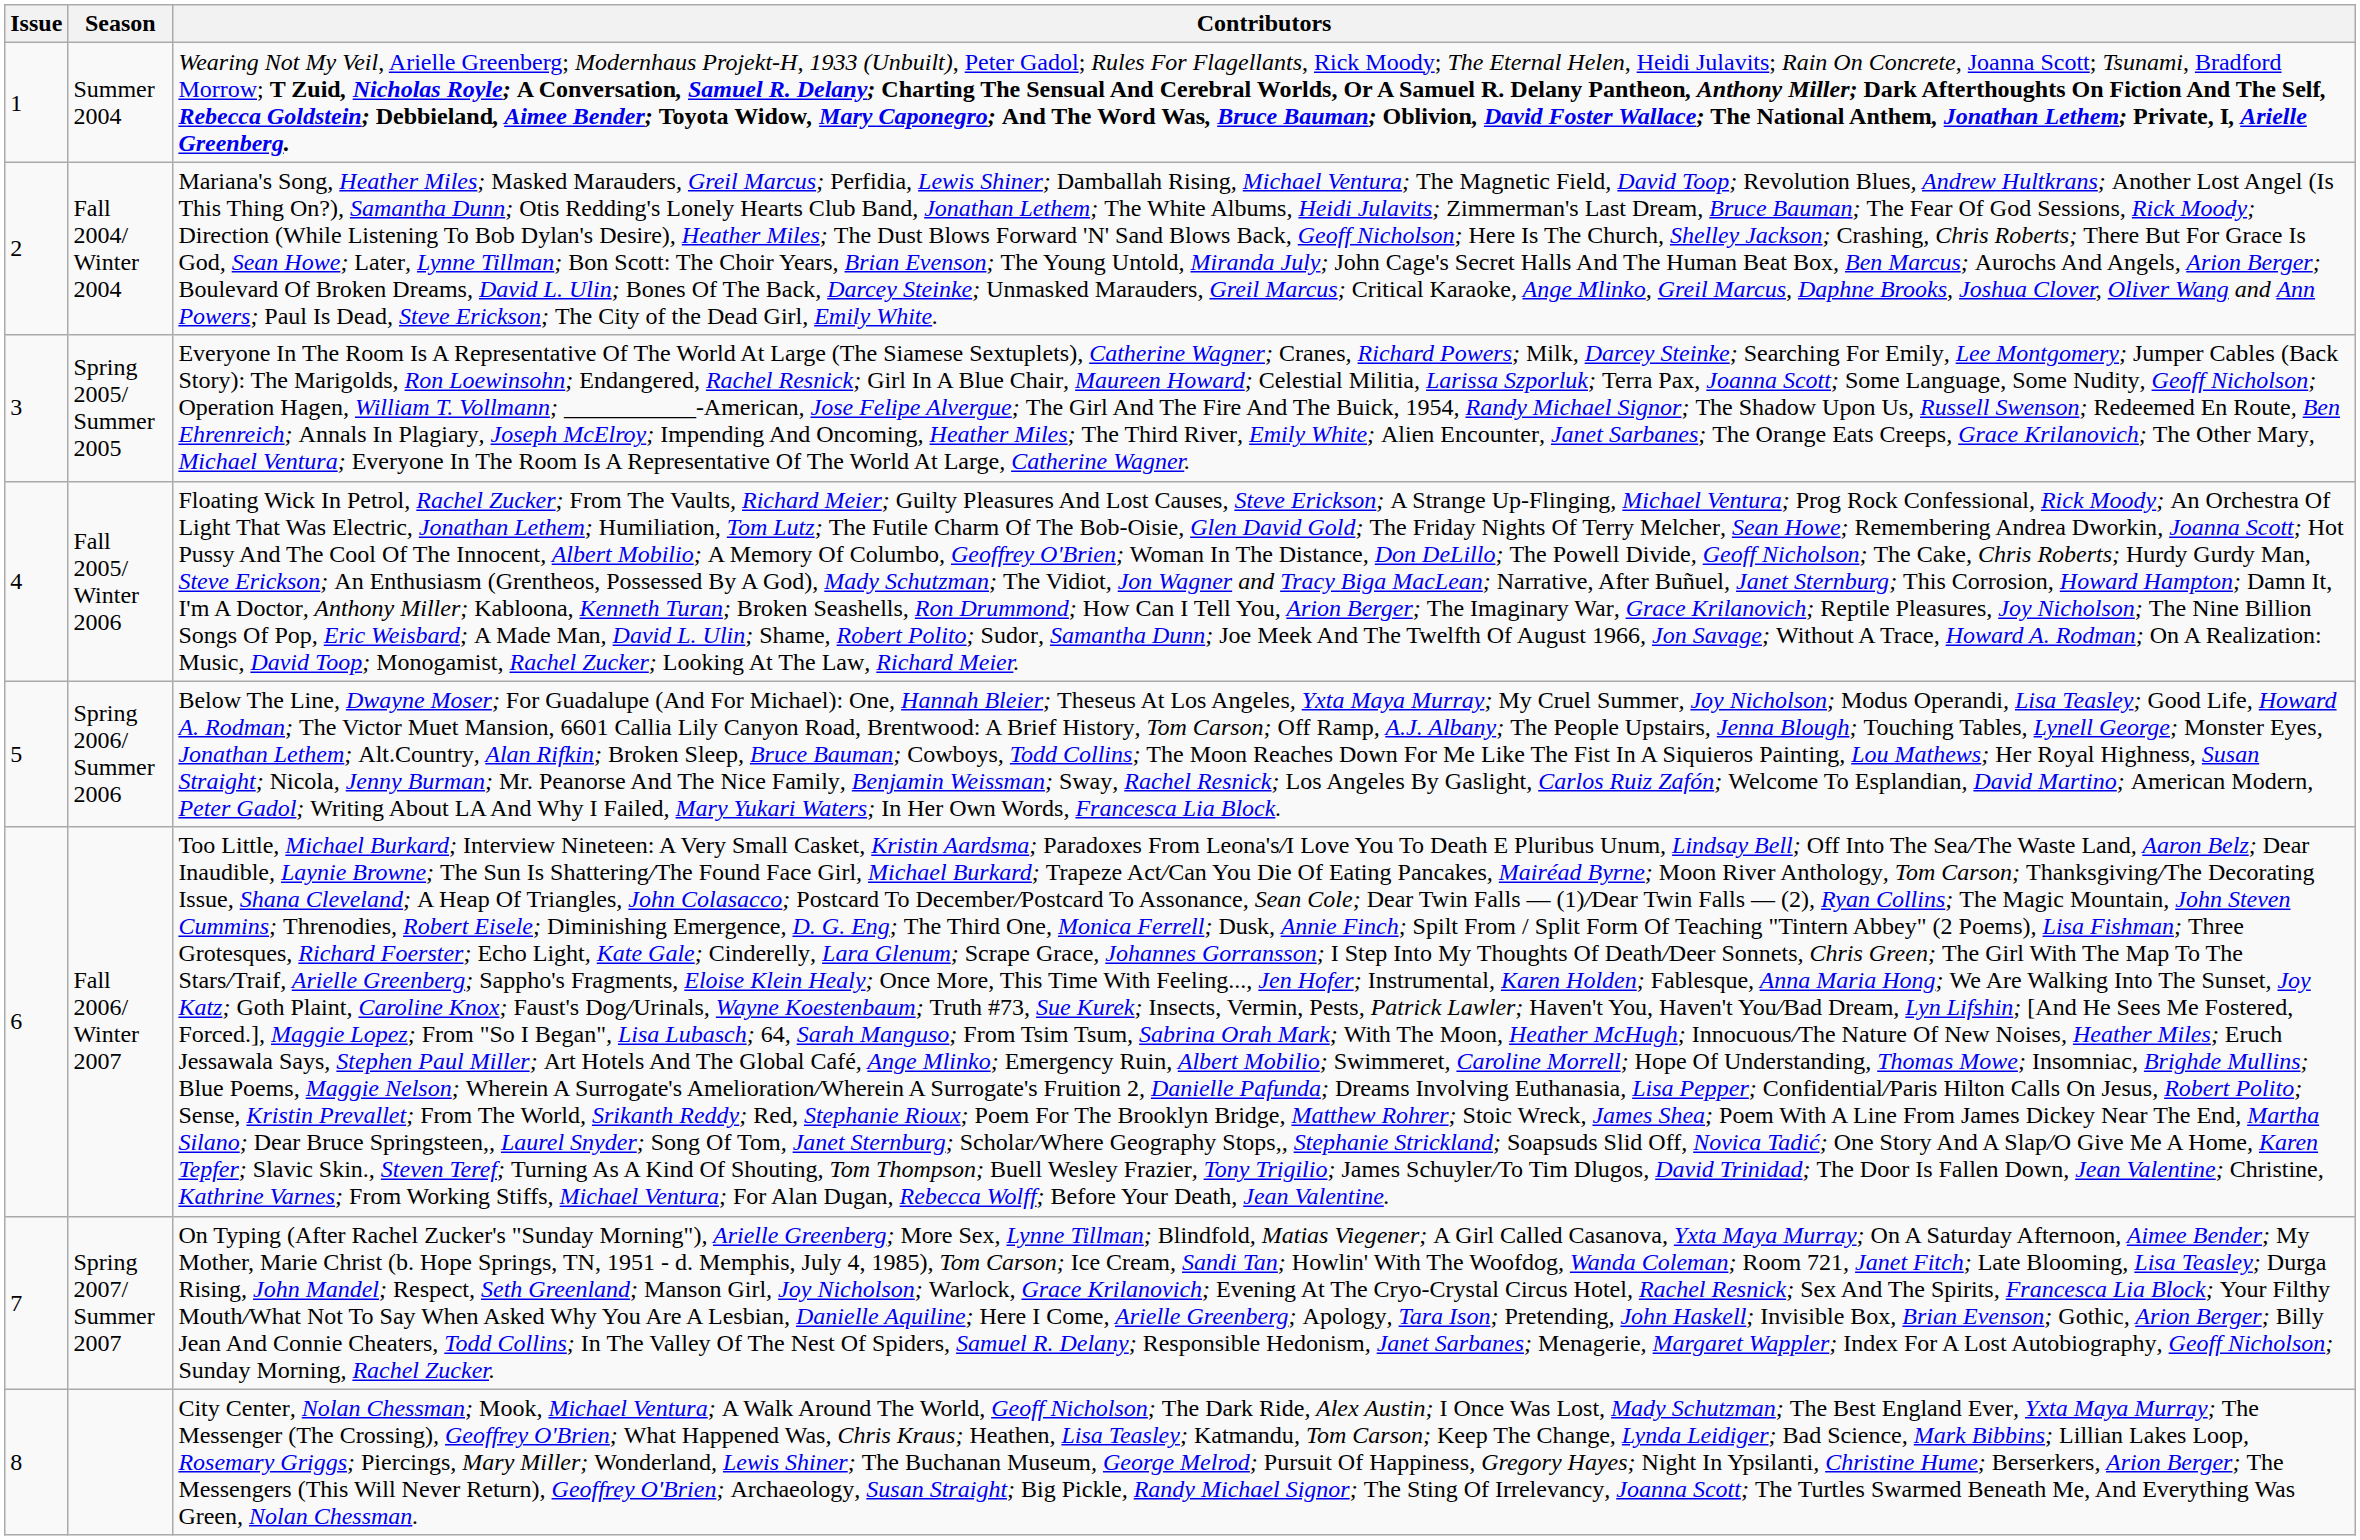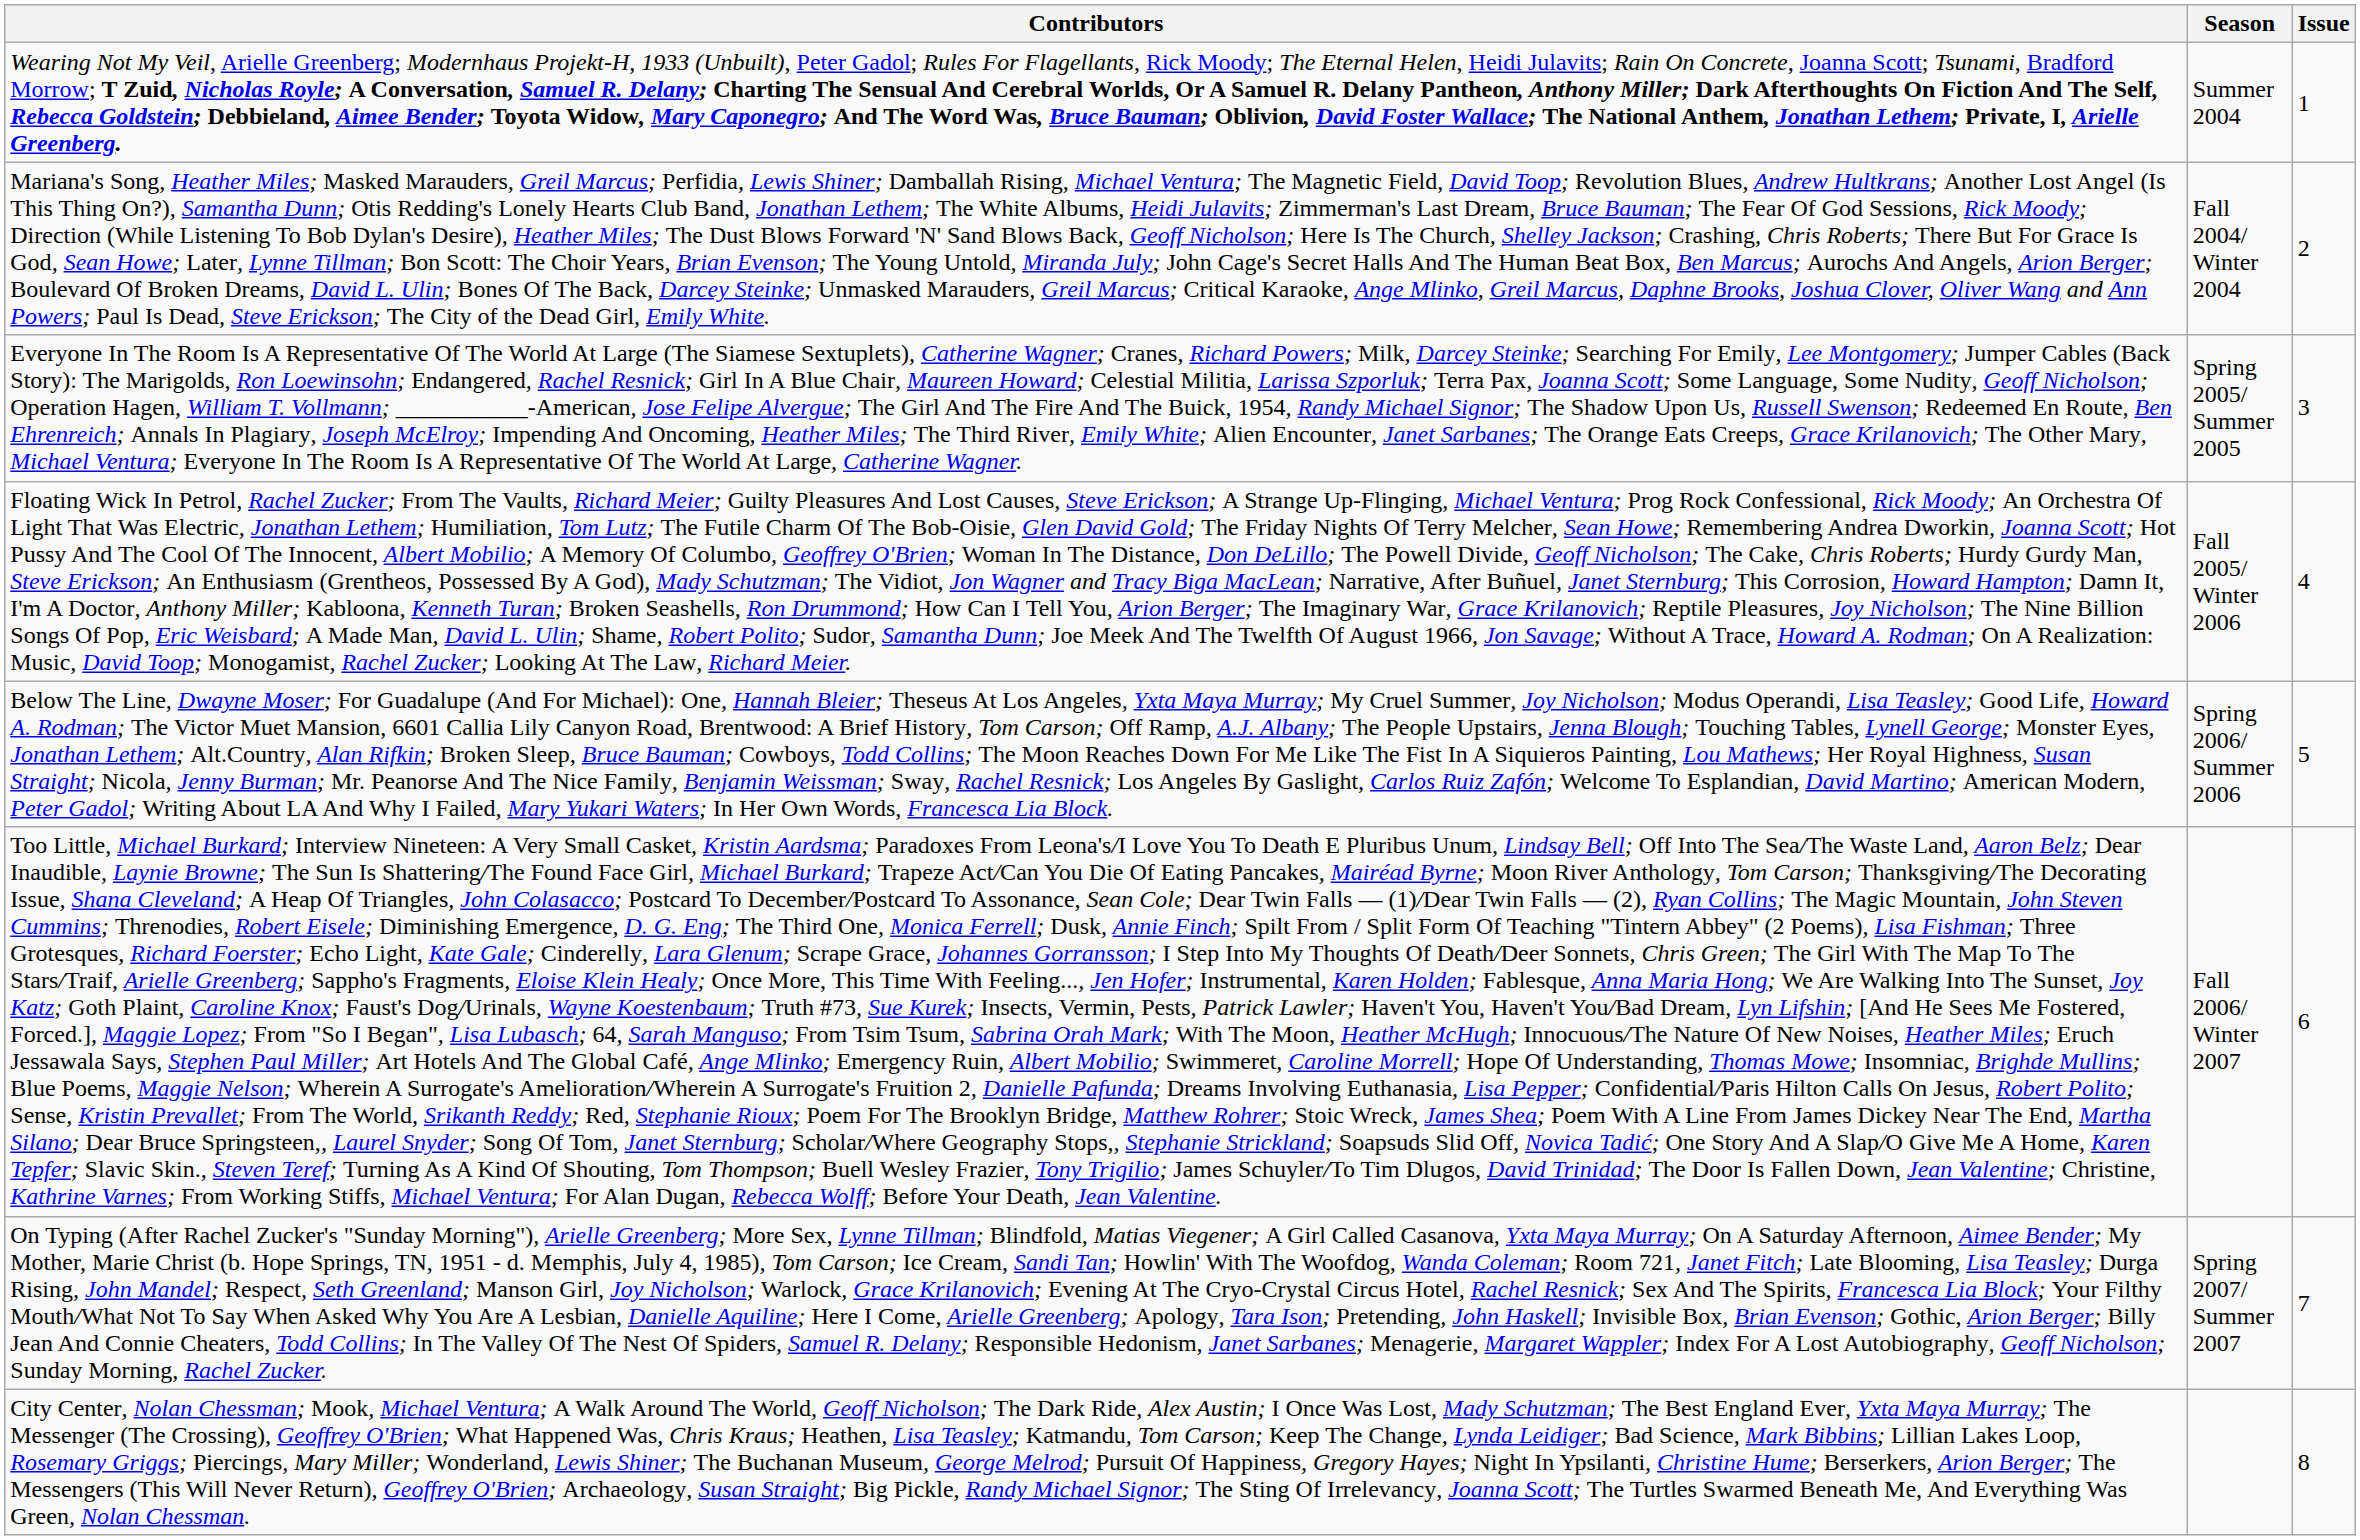columns swapped: (36, 23) <-> (1264, 23)
